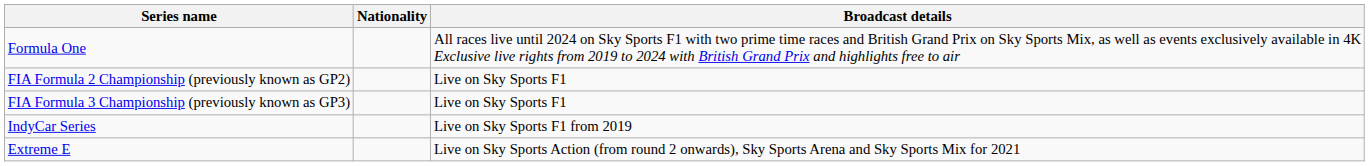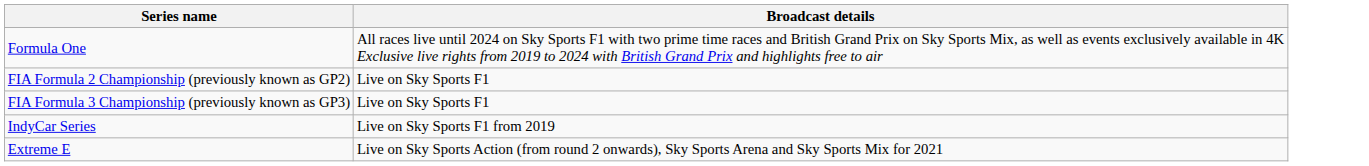- column: (392, 16)
